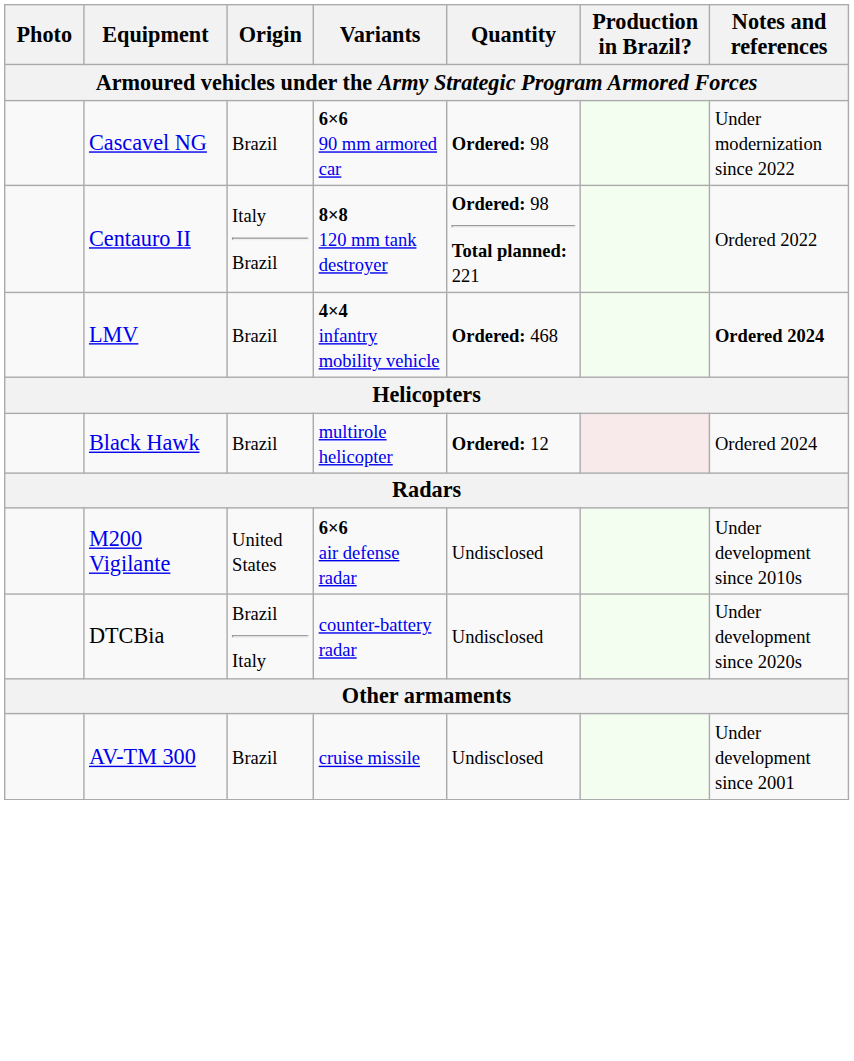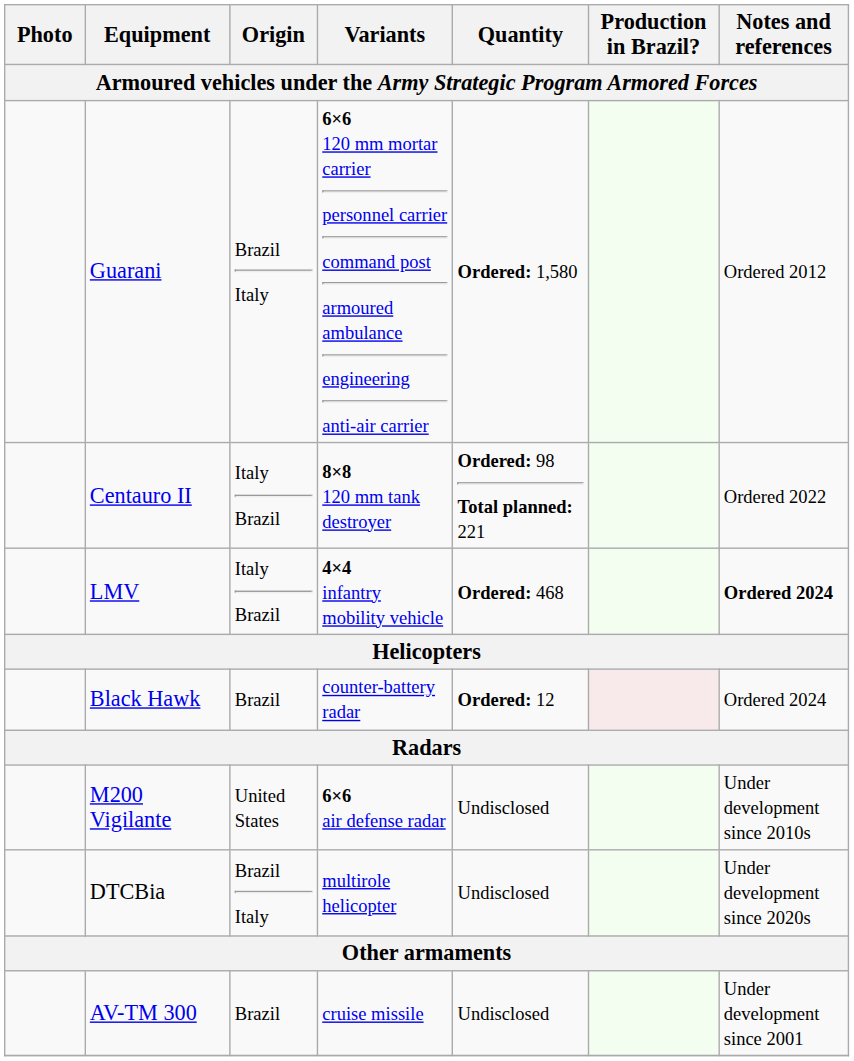+ row: (126, 270)
- row: (148, 142)
(255, 336) Brazil -> (273, 592) Italy Brazil
(356, 444) multirole helicopter -> (379, 700) counter-battery radar
(375, 637) counter-battery radar -> (359, 894) multirole helicopter
